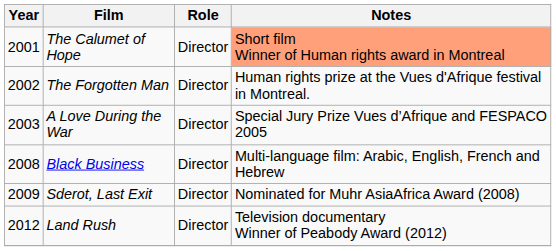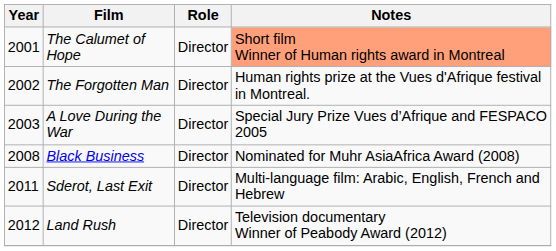(387, 163) Multi-language film: Arabic, English, French and Hebrew -> (377, 155) Nominated for Muhr AsiaAfrica Award (2008)
(24, 194) 2009 -> (23, 186) 2011
(377, 194) Nominated for Muhr AsiaAfrica Award (2008) -> (387, 186) Multi-language film: Arabic, English, French and Hebrew
